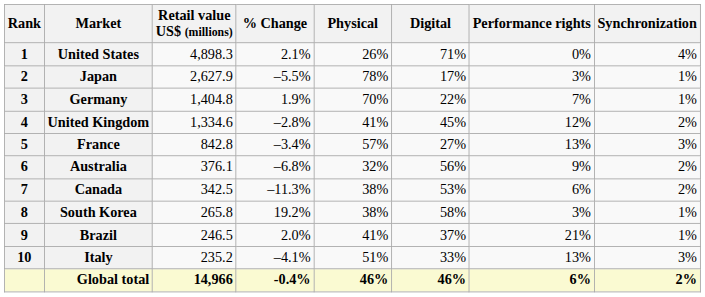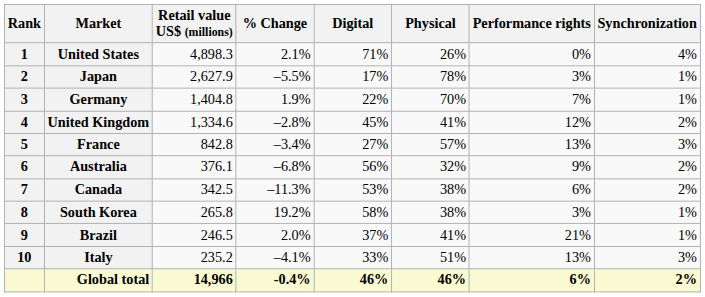columns swapped: (353, 23) <-> (430, 23)
